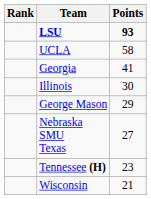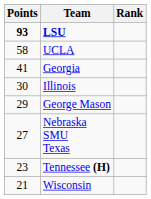columns swapped: (20, 13) <-> (128, 13)
